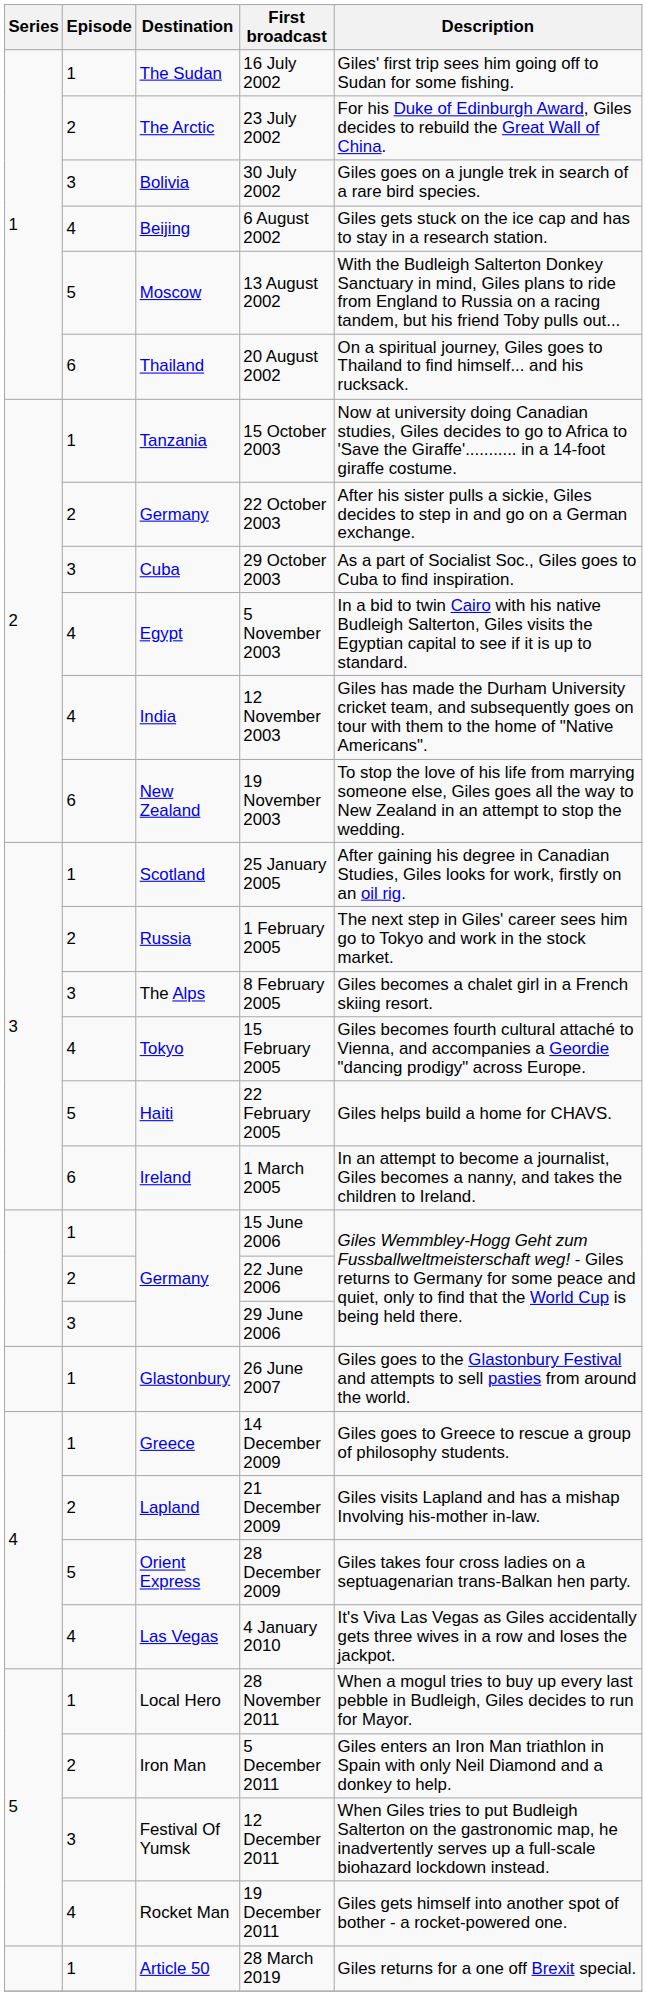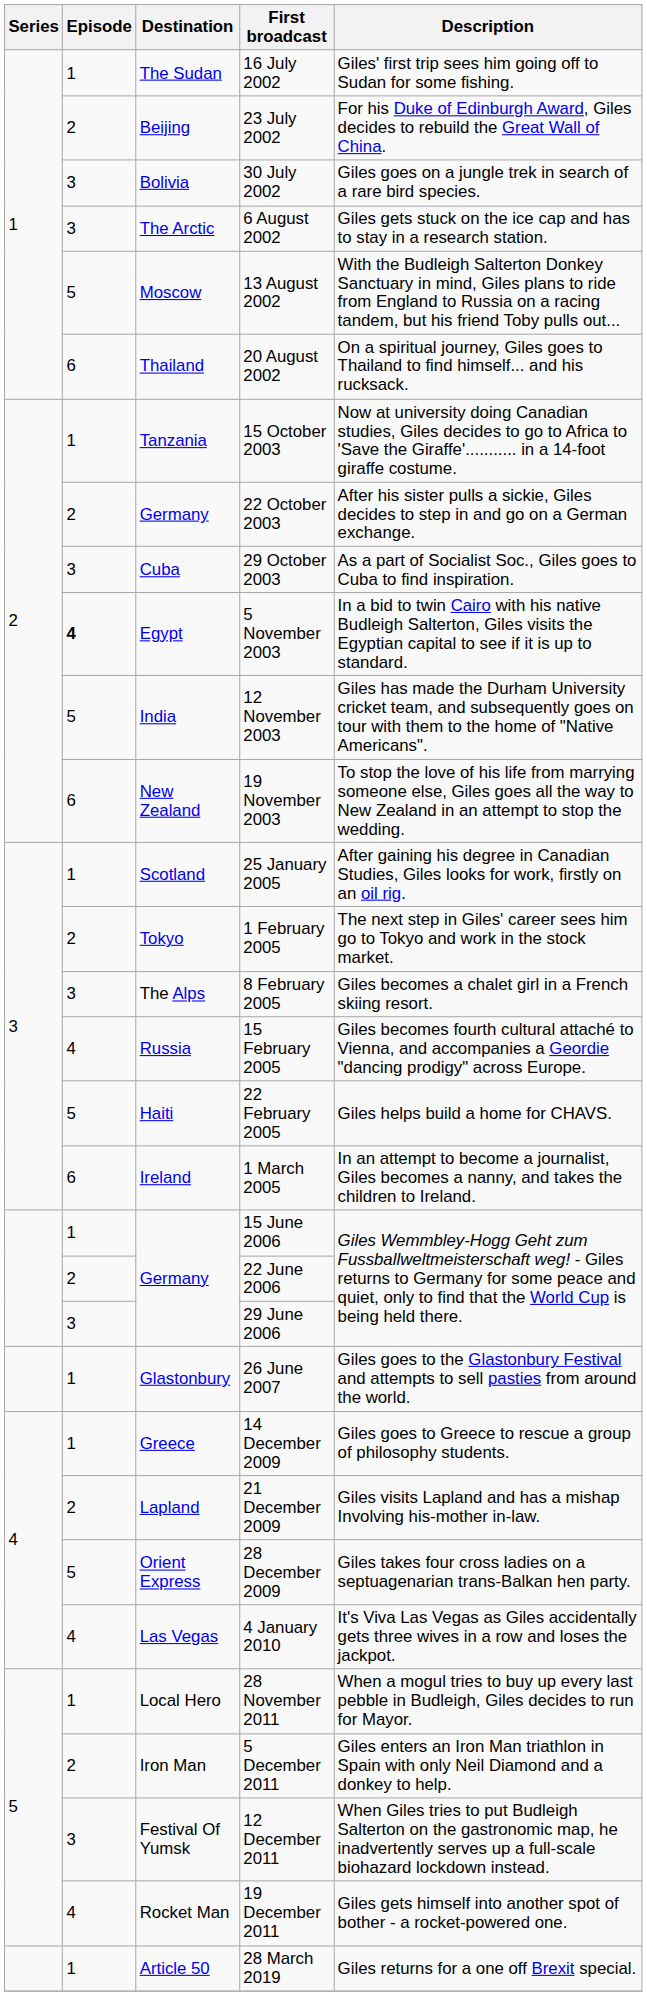(177, 127) The Arctic -> (165, 127) Beijing
(71, 228) 4 -> (71, 228) 3
(165, 228) Beijing -> (177, 228) The Arctic
(71, 633) normal -> (71, 633) bold
(71, 717) 4 -> (71, 717) 5
(165, 938) Russia -> (162, 938) Tokyo
(162, 1048) Tokyo -> (165, 1048) Russia
